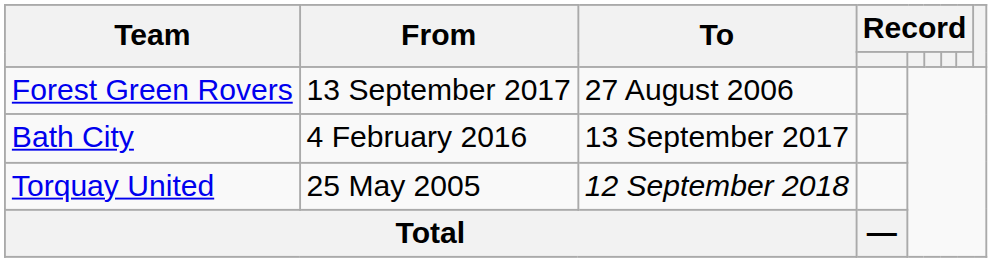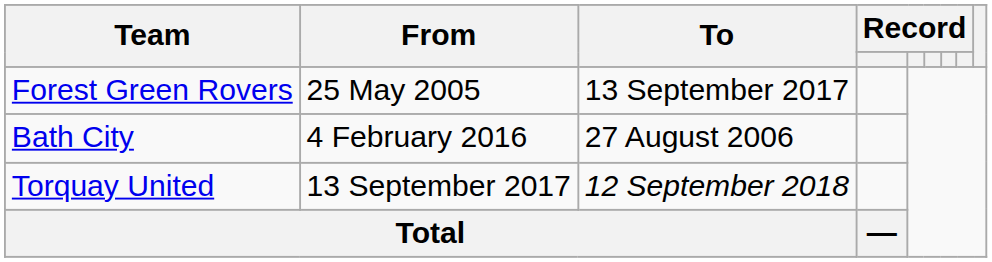(439, 89) 13 September 2017 -> (394, 89) 25 May 2005
(689, 89) 27 August 2006 -> (717, 89) 13 September 2017
(717, 137) 13 September 2017 -> (689, 137) 27 August 2006
(394, 185) 25 May 2005 -> (439, 185) 13 September 2017
